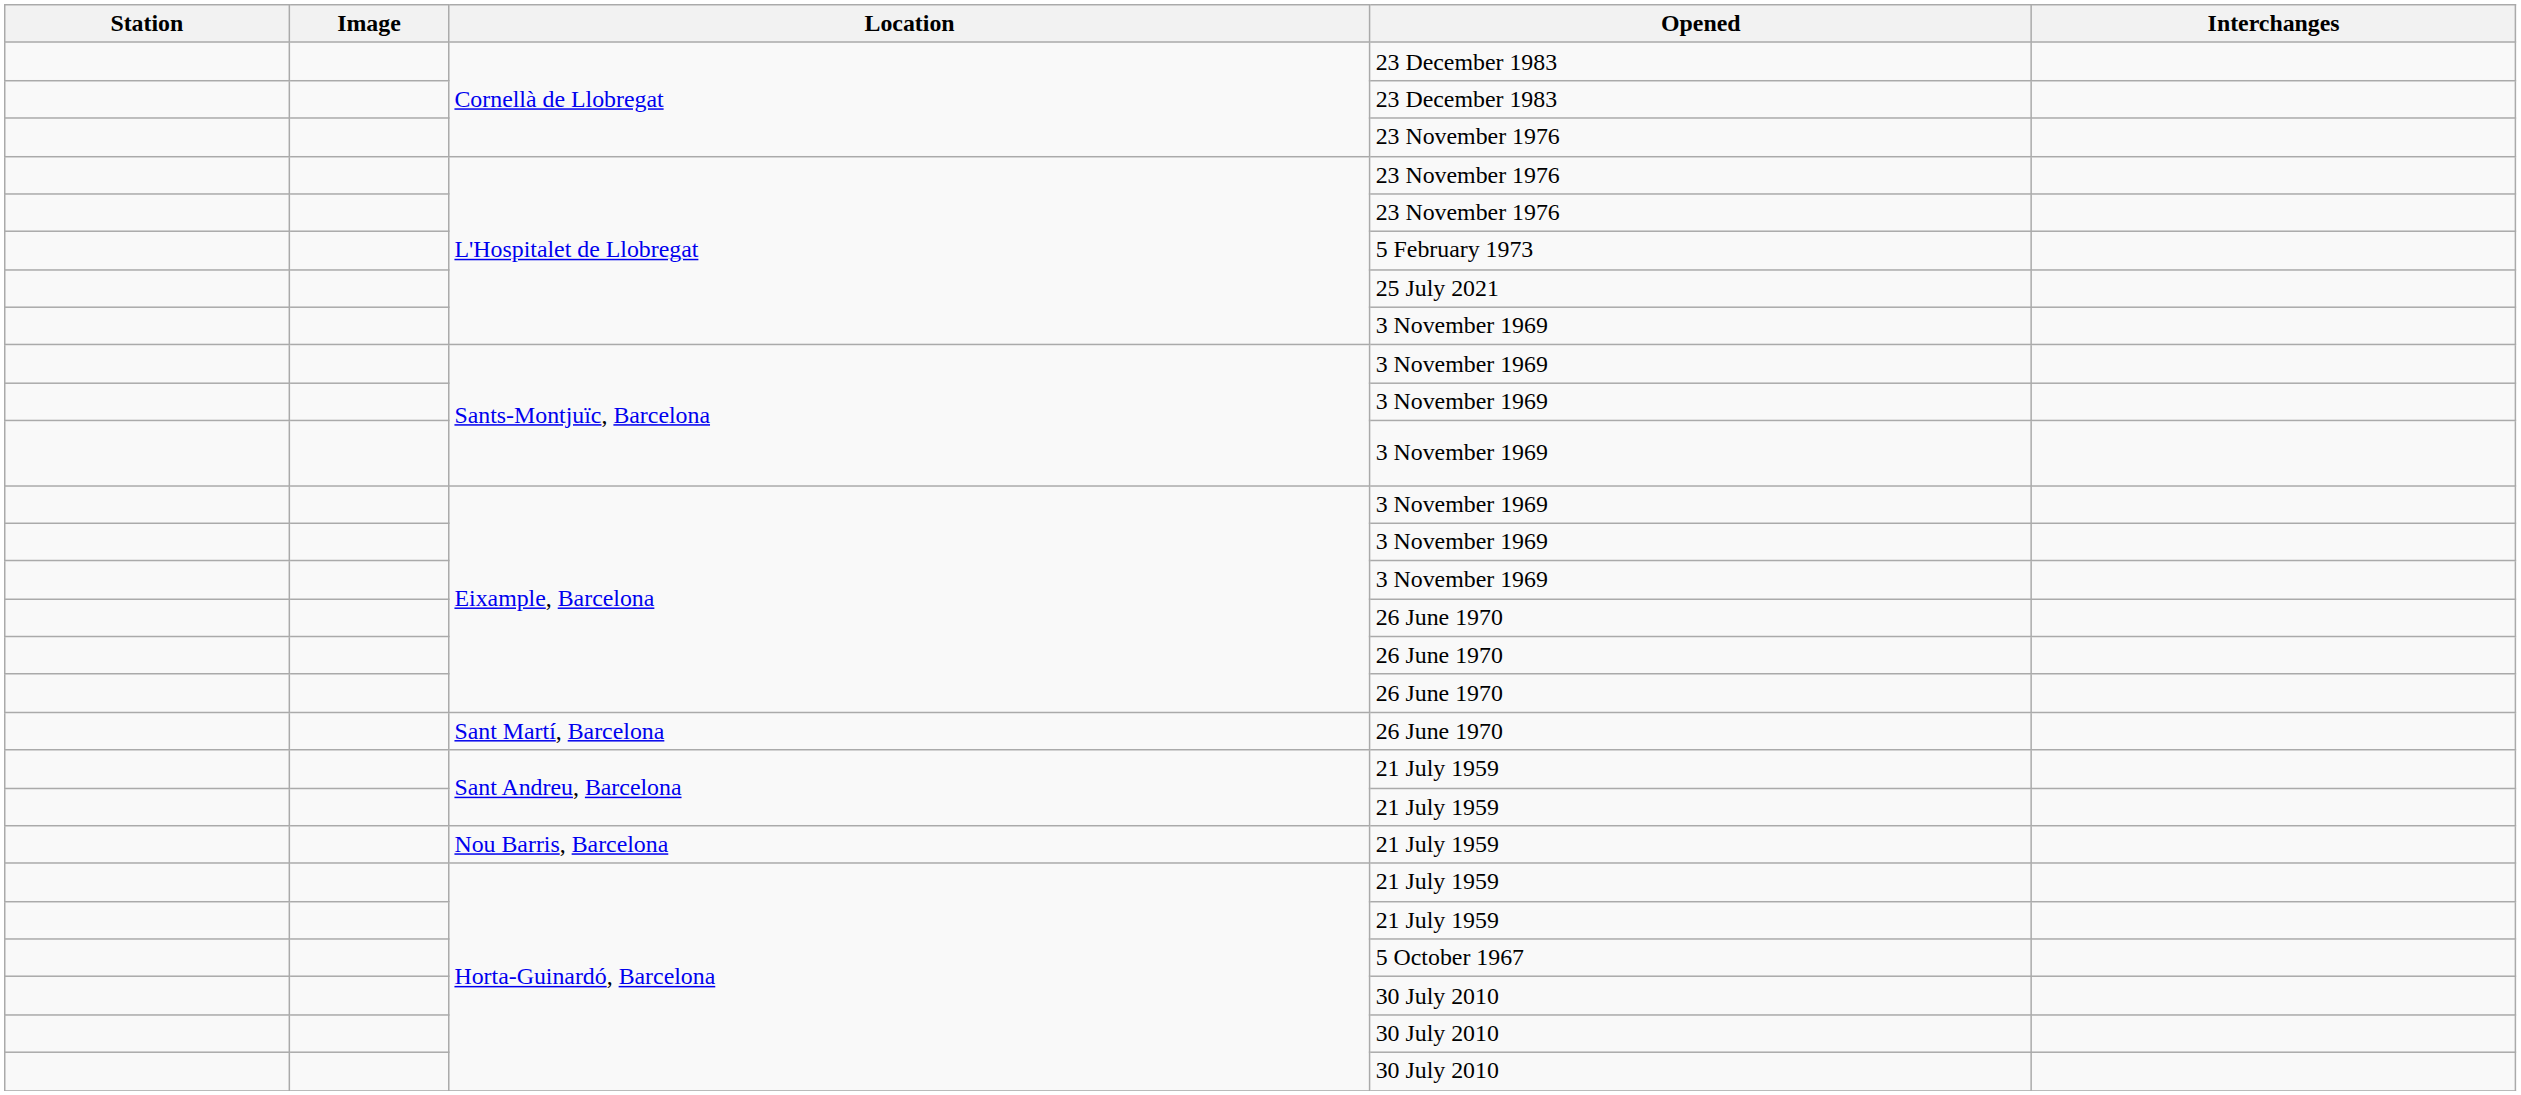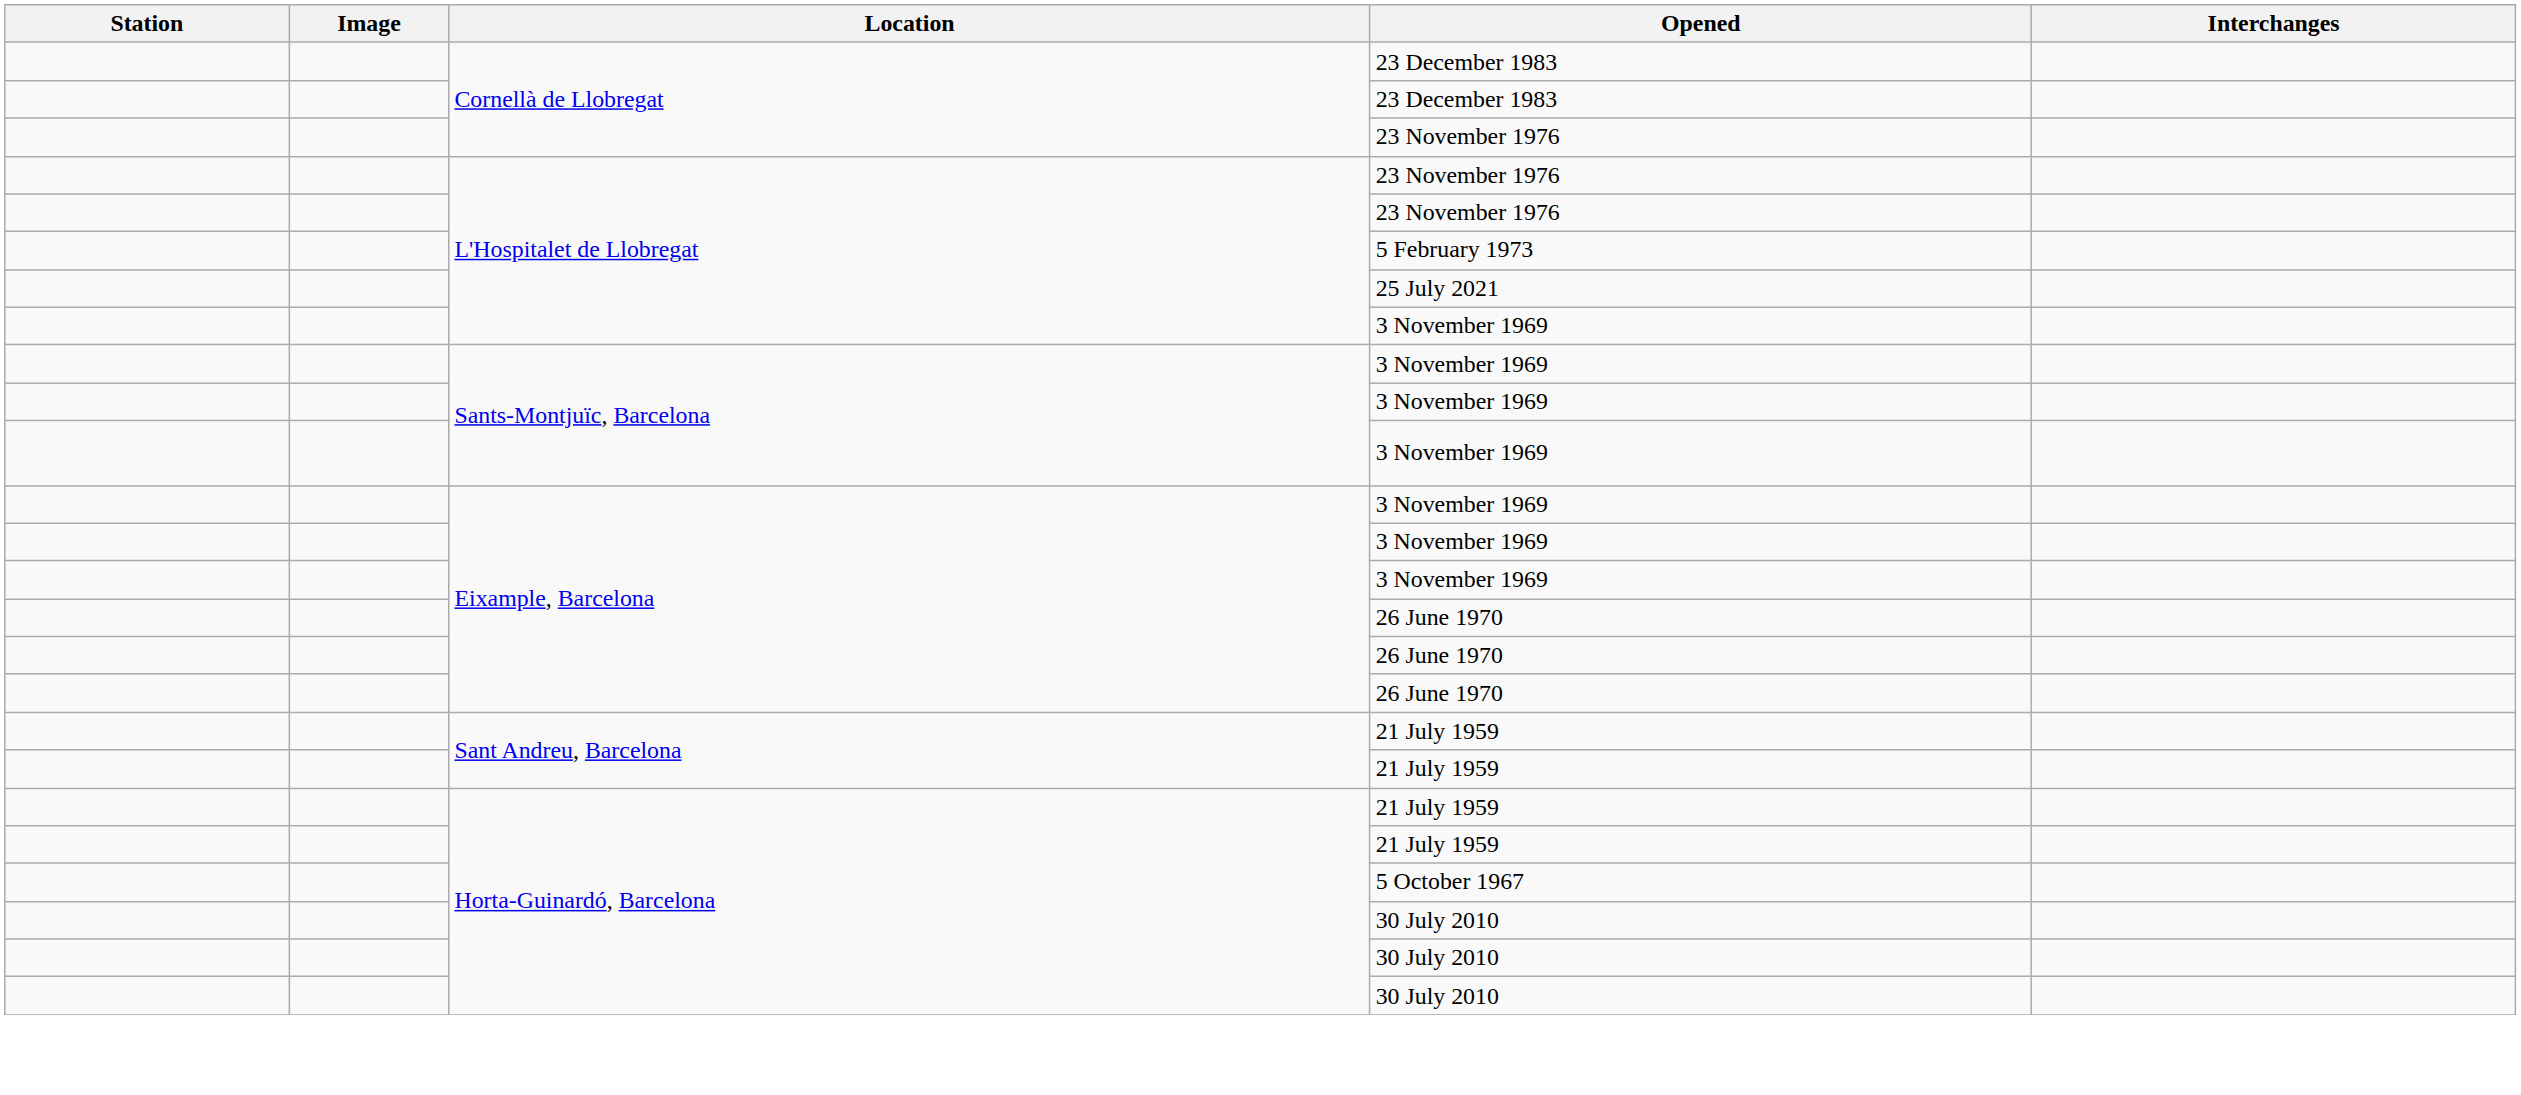- row: (559, 730)
- row: (561, 844)
